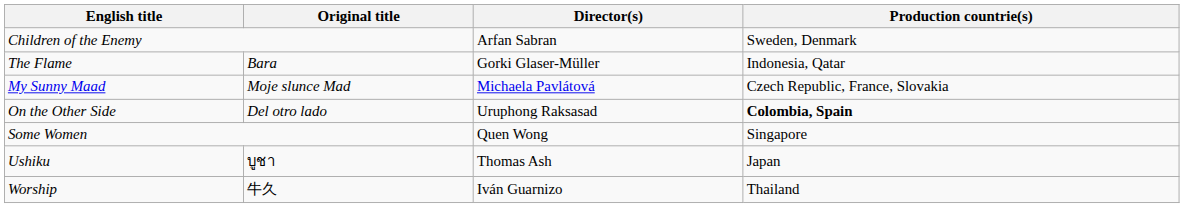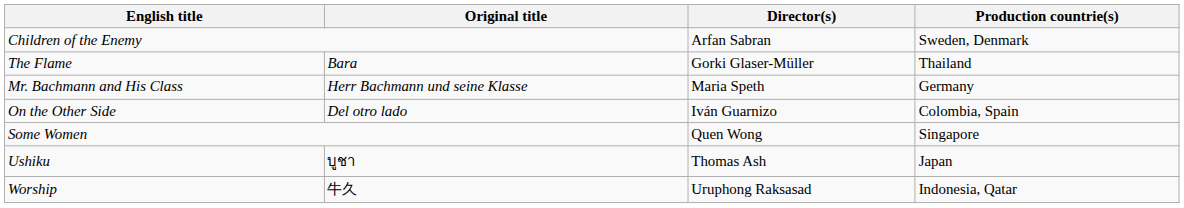(796, 63) Indonesia, Qatar -> (945, 63) Thailand
+ row: (95, 87)
- row: (57, 87)
(537, 110) Uruphong Raksasad -> (734, 110) Iván Guarnizo
(800, 110) bold -> (969, 110) normal
(520, 189) Iván Guarnizo -> (751, 189) Uruphong Raksasad
(773, 189) Thailand -> (968, 189) Indonesia, Qatar
